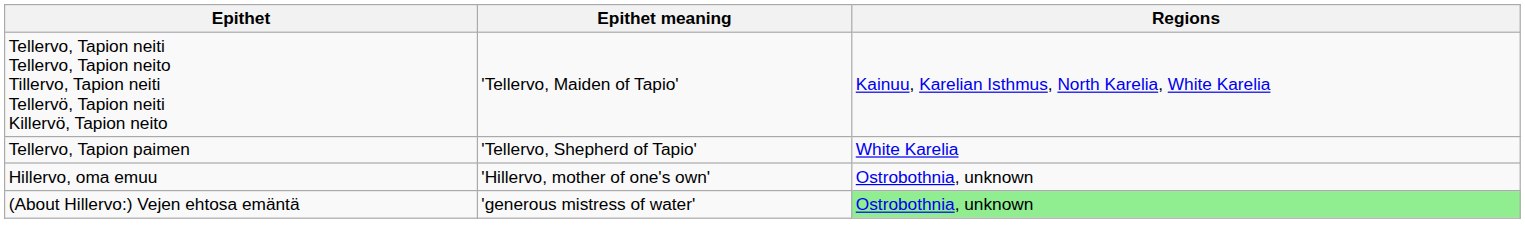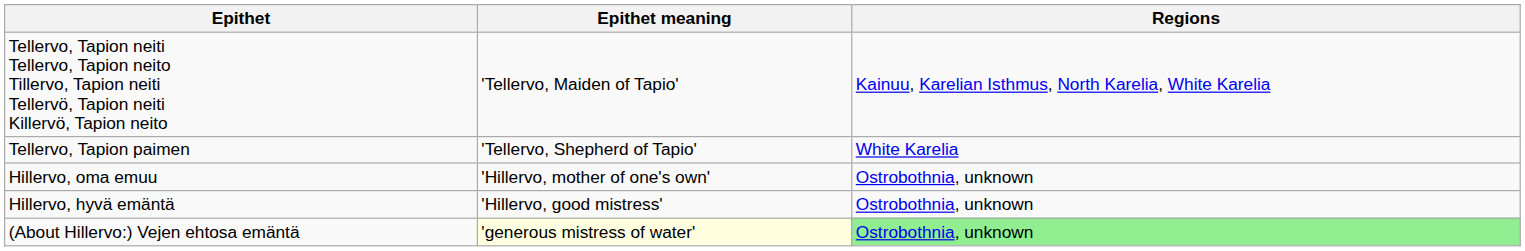+ row: (92, 205)
(588, 205) no background -> (588, 232) lightyellow background
